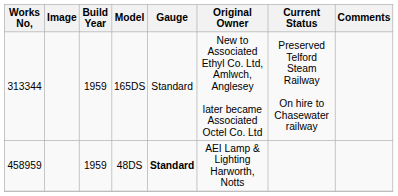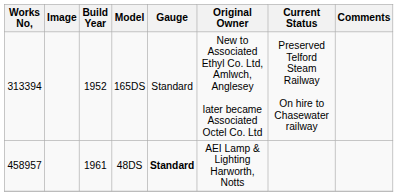(25, 86) 313344 -> (25, 86) 313394
(95, 86) 1959 -> (95, 86) 1952
(25, 166) 458959 -> (25, 166) 458957
(95, 166) 1959 -> (95, 166) 1961
